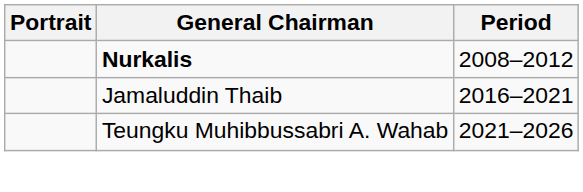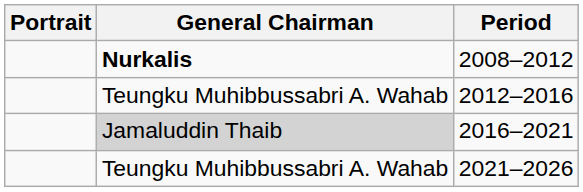+ row: (516, 95)
(192, 95) no background -> (192, 131) lightgrey background
